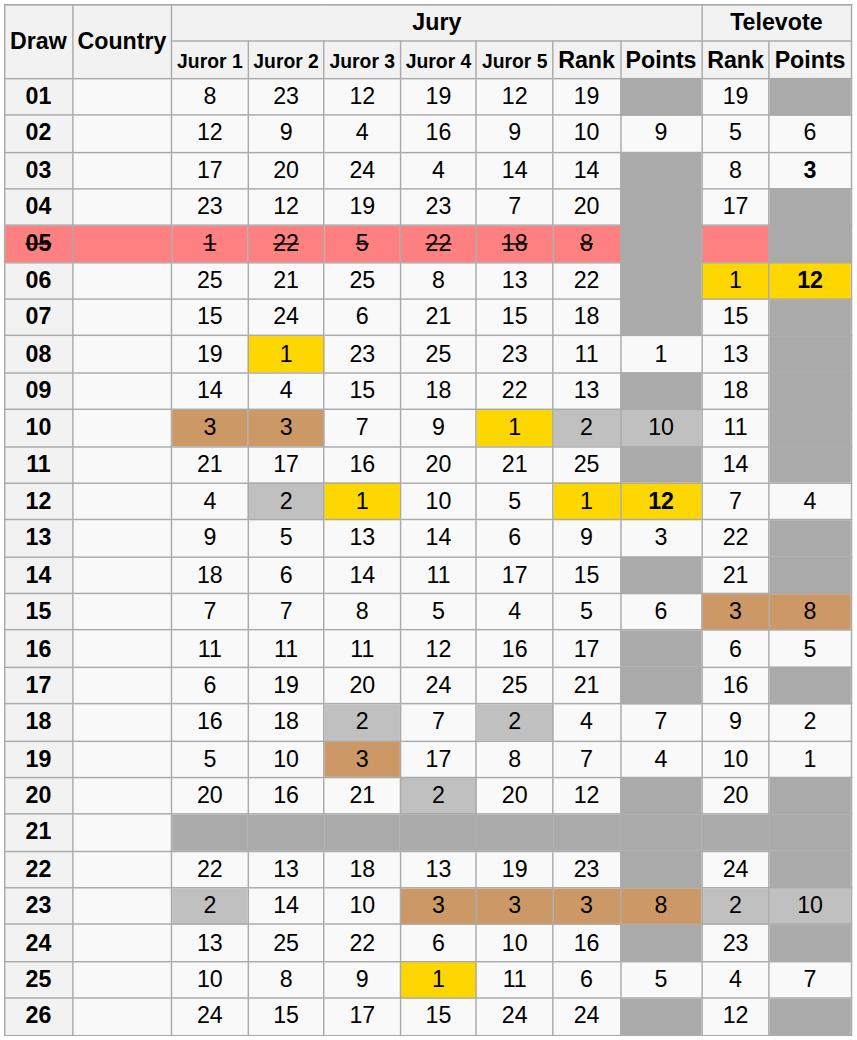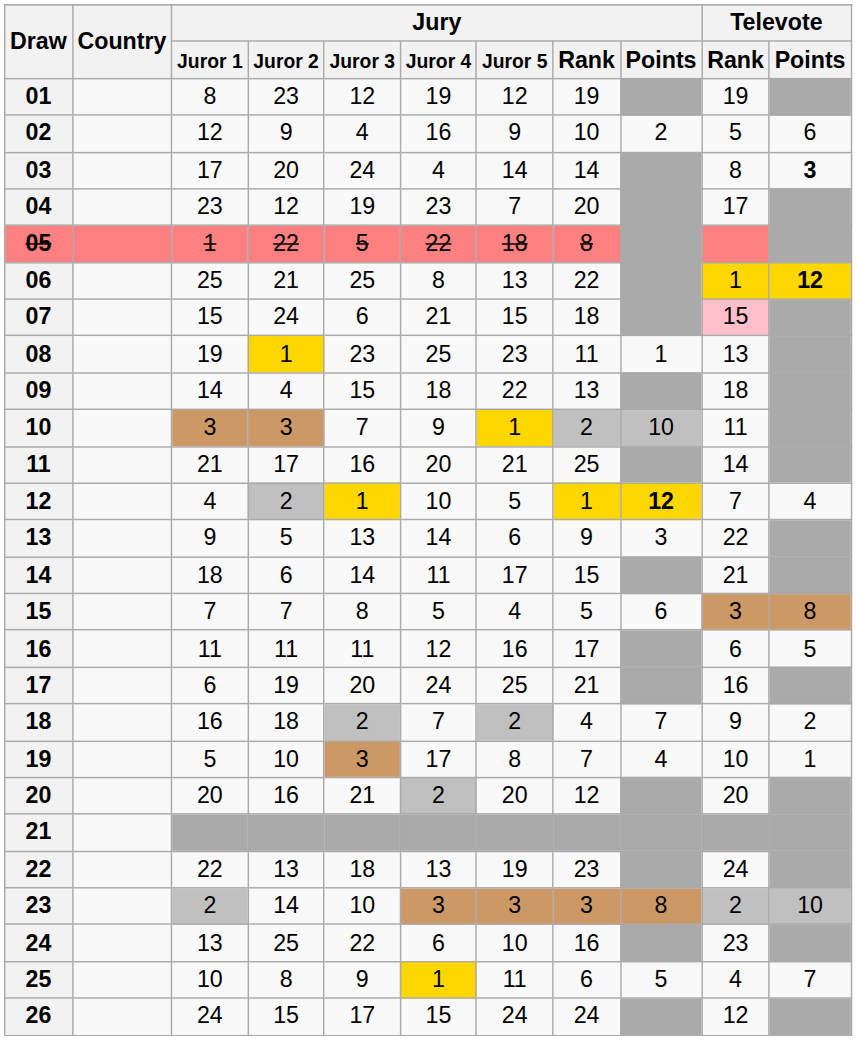(661, 133) 9 -> (661, 133) 2
(736, 317) no background -> (736, 317) pink background
